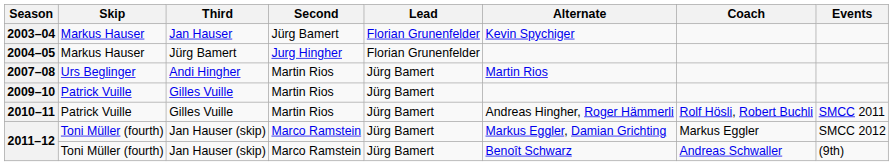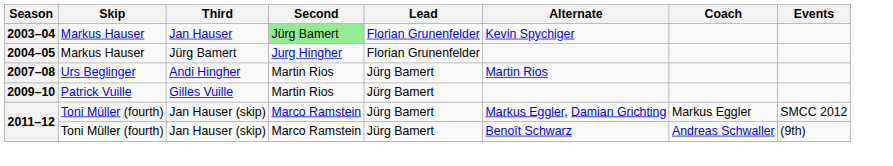(305, 33) no background -> (305, 33) lightgreen background
- row: (31, 111)
